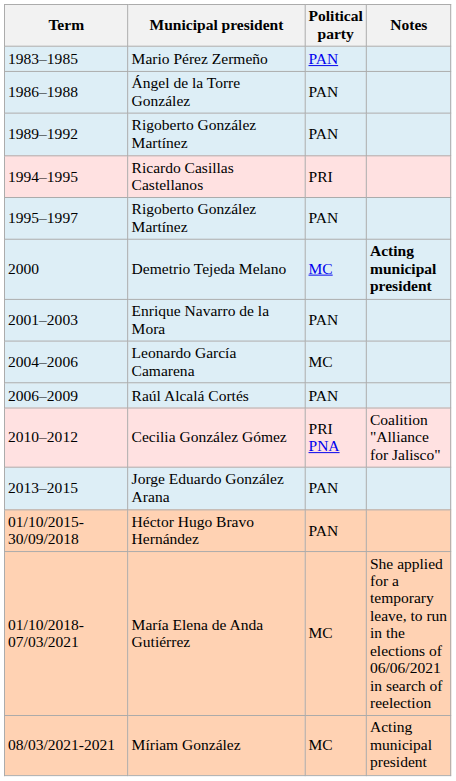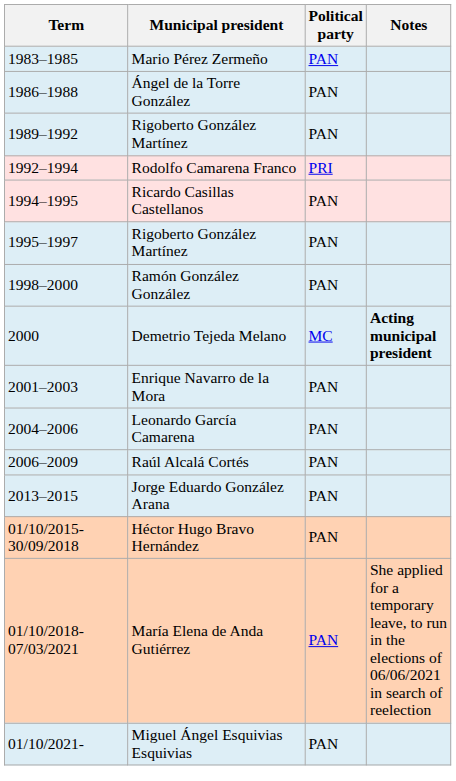+ row: (43, 167)
(321, 176) PRI -> (323, 200) PAN
+ row: (43, 285)
(321, 362) MC -> (323, 428) PAN
- row: (43, 437)
(321, 633) MC -> (323, 640) PAN
- row: (62, 745)
+ row: (46, 743)
